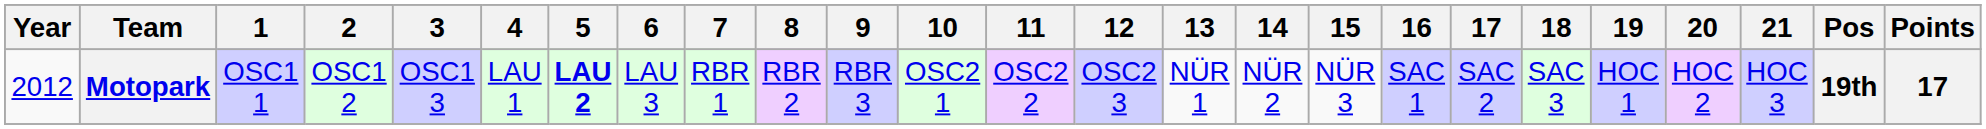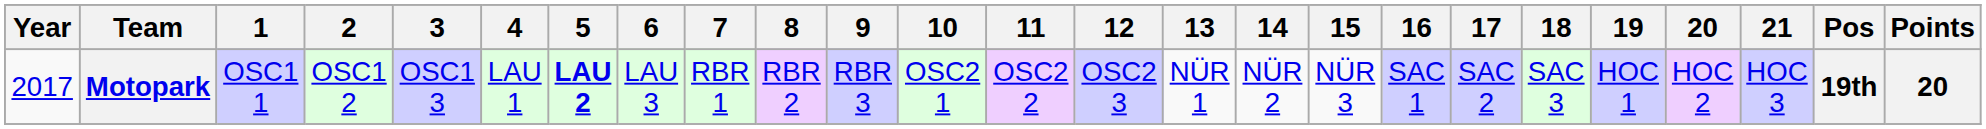(42, 86) 2012 -> (42, 86) 2017
(1933, 86) 17 -> (1933, 86) 20
